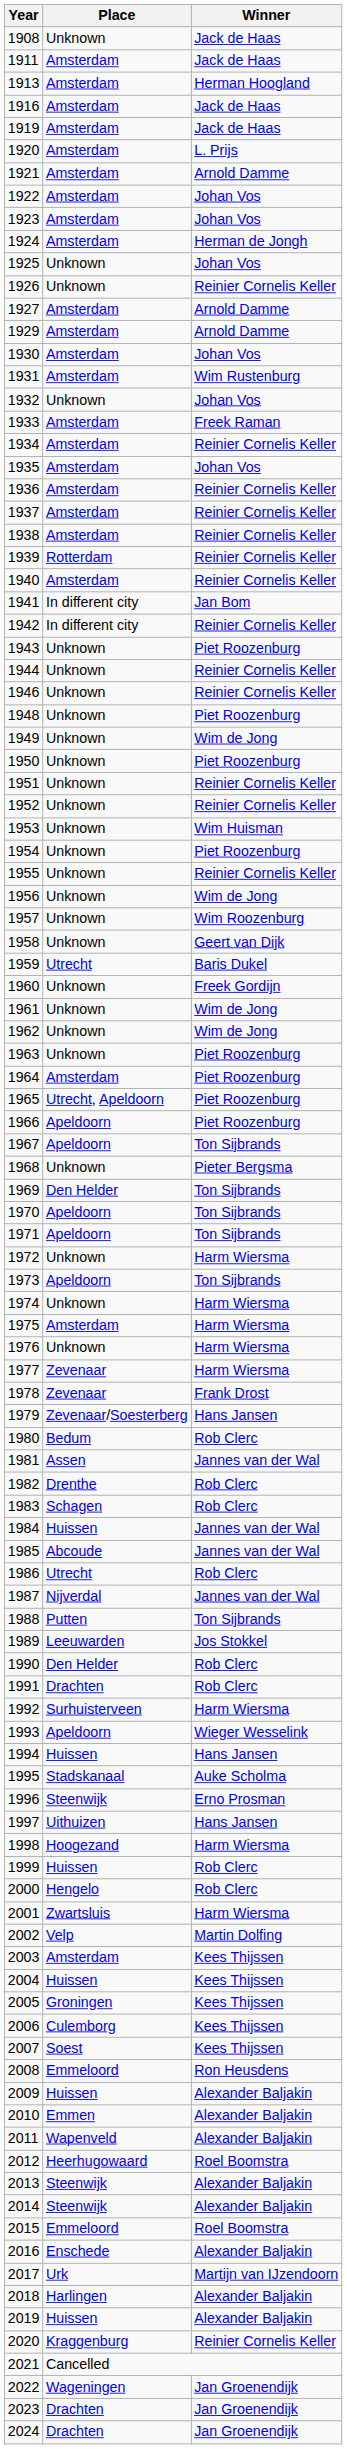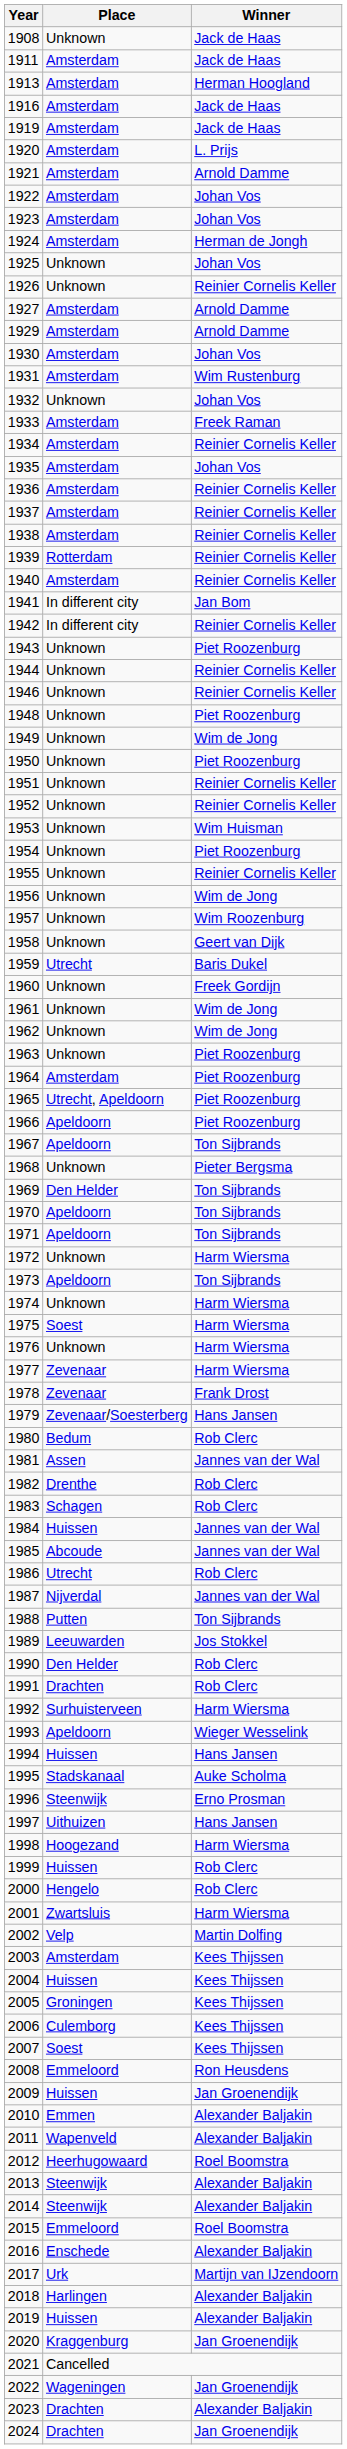(82, 1325) Amsterdam -> (64, 1325) Soest
(253, 2093) Alexander Baljakin -> (246, 2093) Jan Groenendijk
(265, 2341) Reinier Cornelis Keller -> (246, 2341) Jan Groenendijk
(246, 2409) Jan Groenendijk -> (253, 2409) Alexander Baljakin
